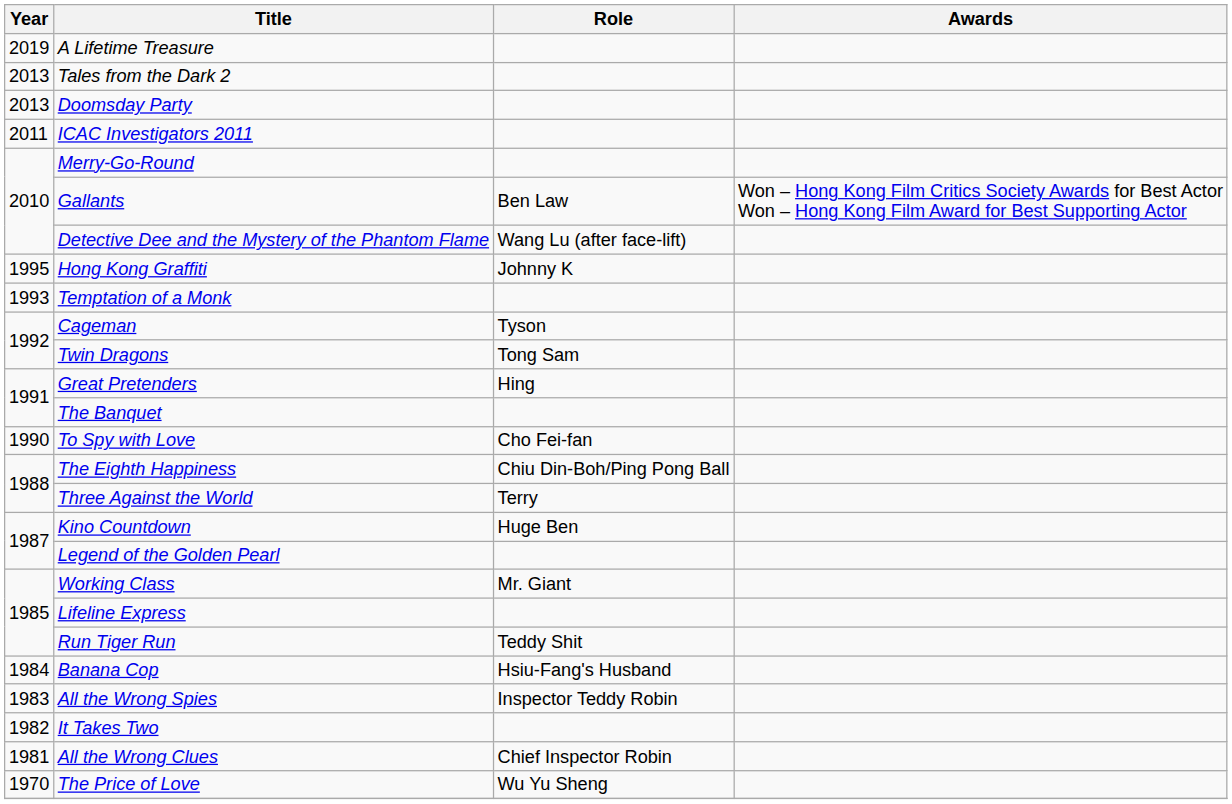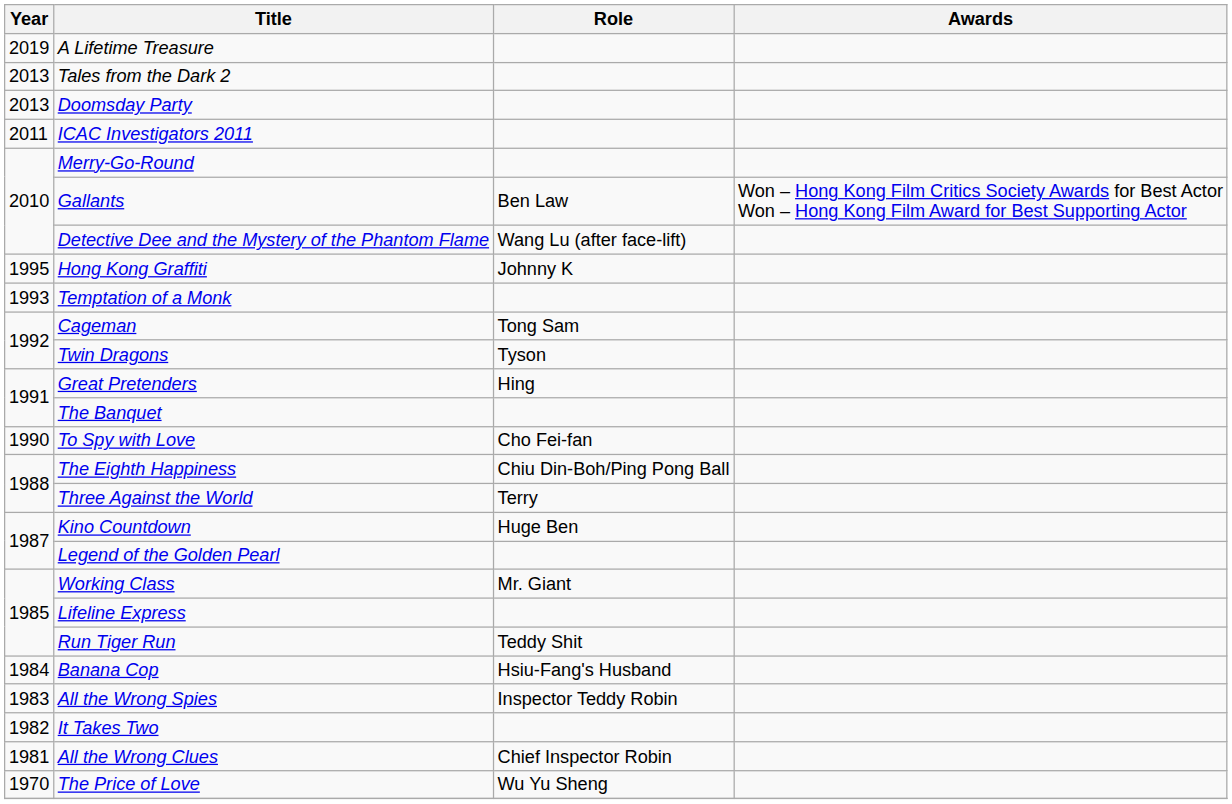(522, 326) Tyson -> (538, 326) Tong Sam
(538, 355) Tong Sam -> (522, 355) Tyson
